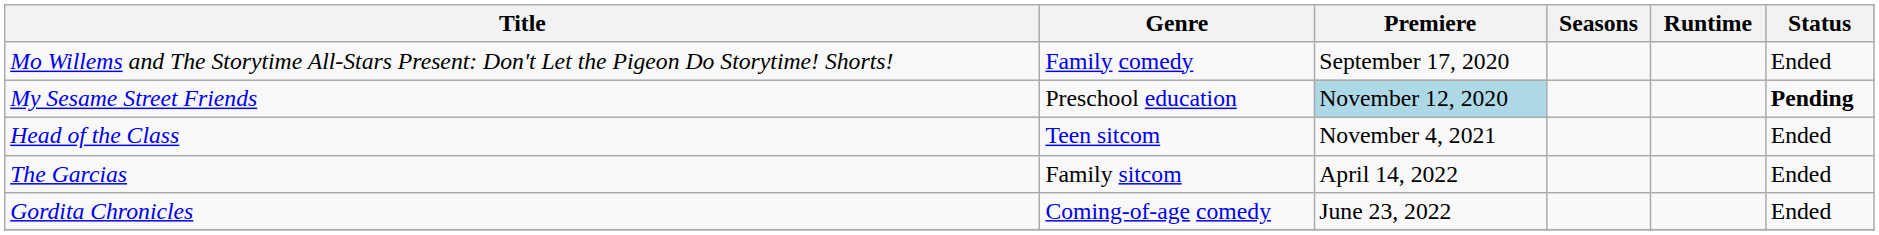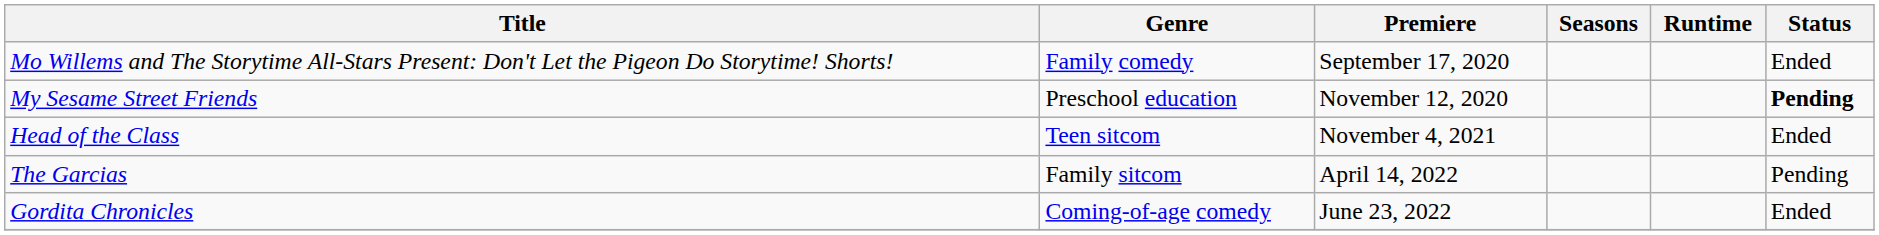(1414, 98) lightblue background -> (1414, 98) no background
(1801, 173) Ended -> (1810, 173) Pending
